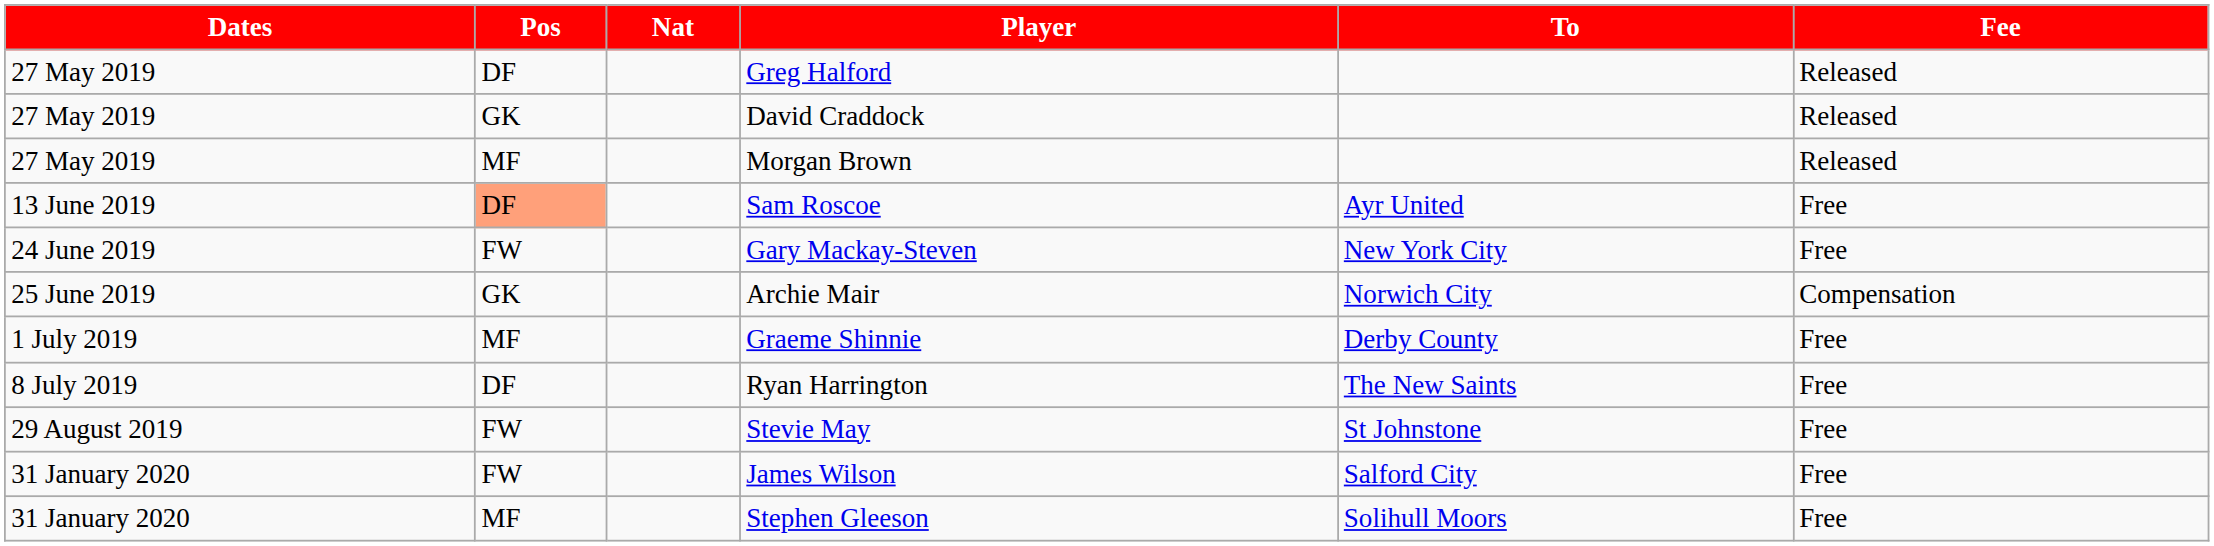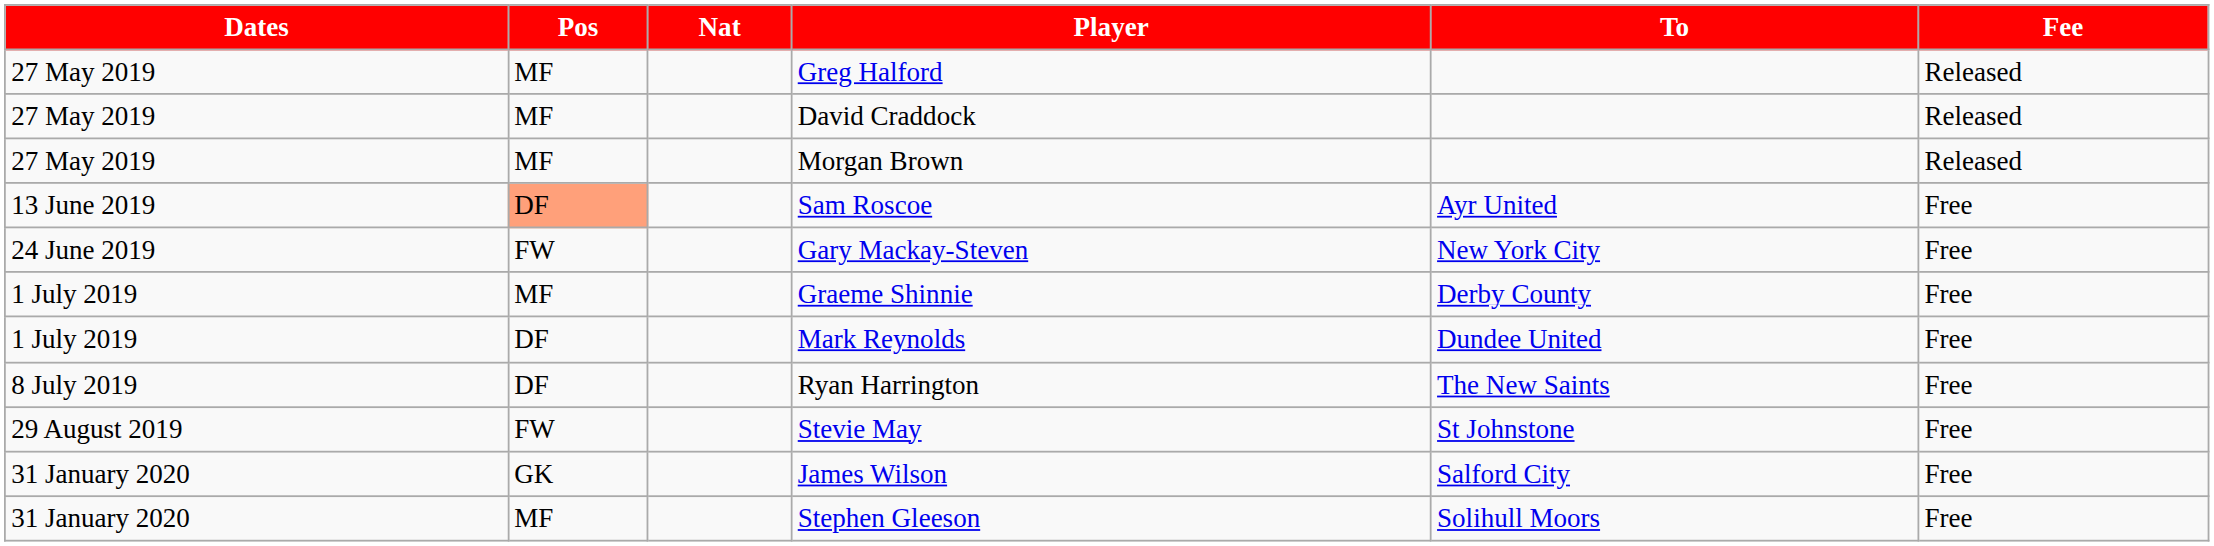(499, 71) DF -> (534, 71) MF
(501, 116) GK -> (534, 116) MF
- row: (813, 294)
+ row: (881, 339)
(502, 473) FW -> (534, 473) GK
